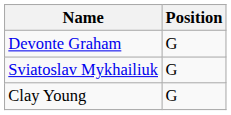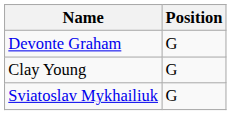rows swapped: (83, 69) <-> (47, 95)
